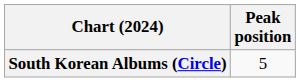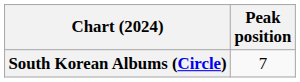(263, 63) 5 -> (263, 63) 7
